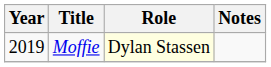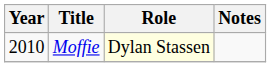(27, 47) 2019 -> (27, 47) 2010
